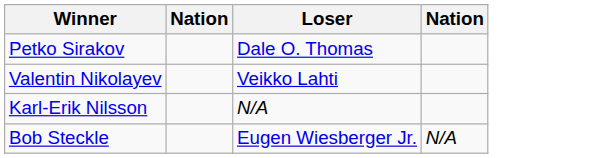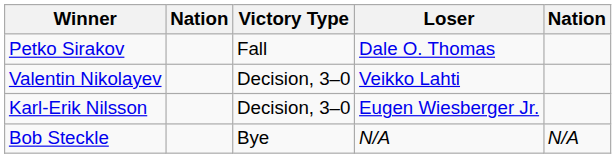+ column: (294, 19)
(253, 108) N/A -> (449, 108) Eugen Wiesberger Jr.
(327, 138) Eugen Wiesberger Jr. -> (375, 138) N/A
